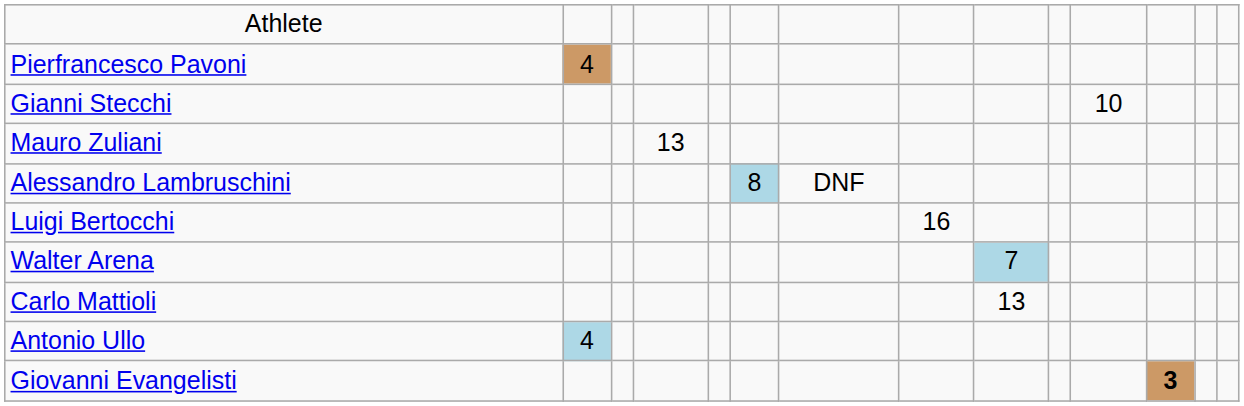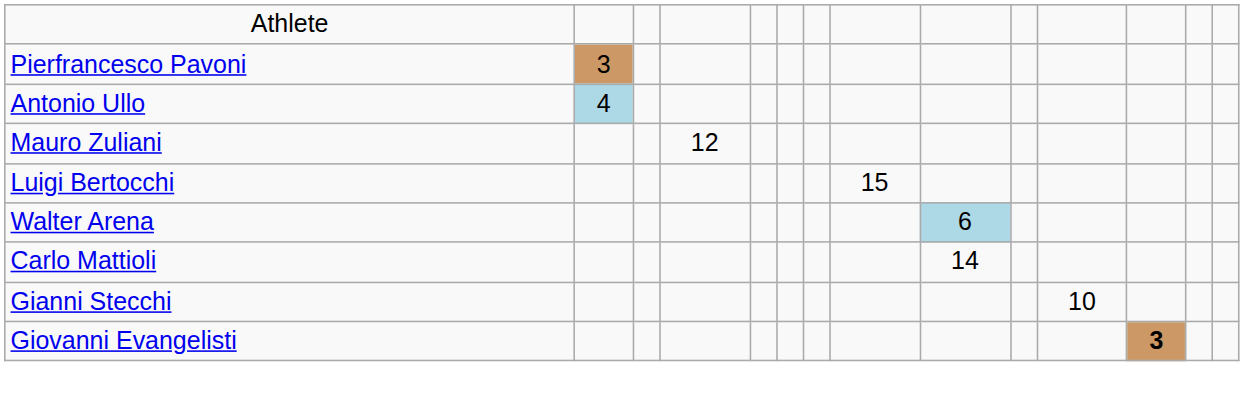(587, 63) 4 -> (604, 63) 3
rows swapped: (78, 340) <-> (91, 103)
(671, 143) 13 -> (705, 143) 12
- row: (151, 182)
(936, 222) 16 -> (875, 182) 15
(1011, 261) 7 -> (965, 222) 6
(1011, 301) 13 -> (965, 261) 14
